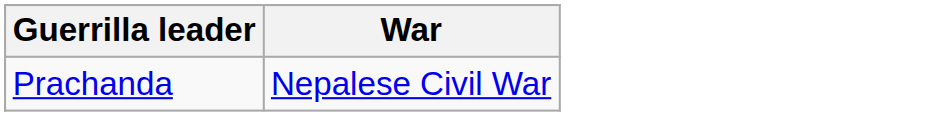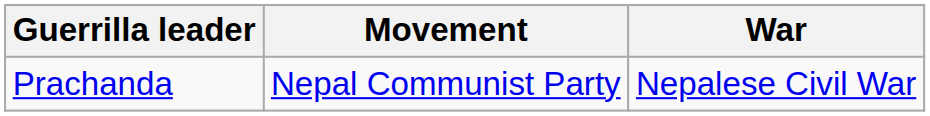+ column: (446, 30)
